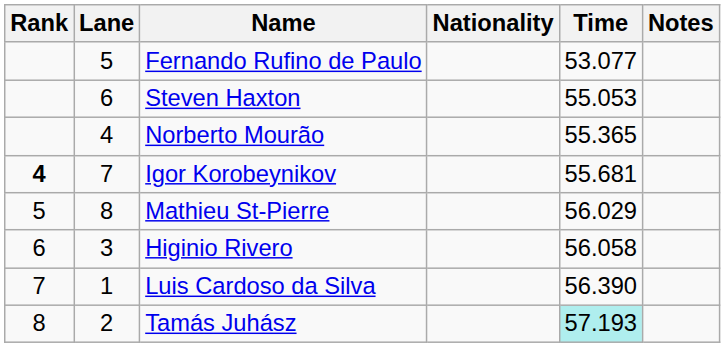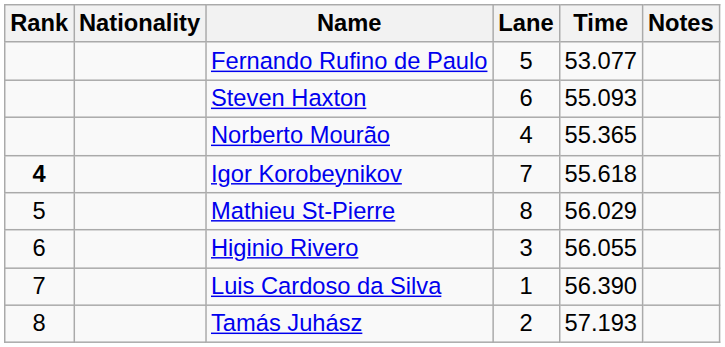columns swapped: (107, 23) <-> (493, 23)
(601, 98) 55.053 -> (601, 98) 55.093
(601, 173) 55.681 -> (601, 173) 55.618
(601, 248) 56.058 -> (601, 248) 56.055
(601, 323) paleturquoise background -> (601, 323) no background
